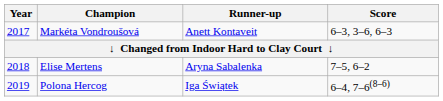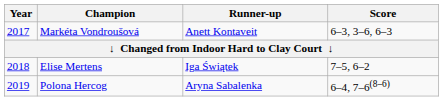(224, 66) Aryna Sabalenka -> (212, 66) Iga Świątek
(212, 85) Iga Świątek -> (224, 85) Aryna Sabalenka
